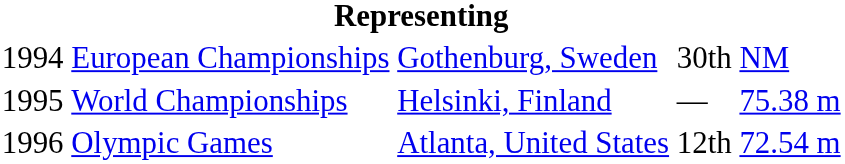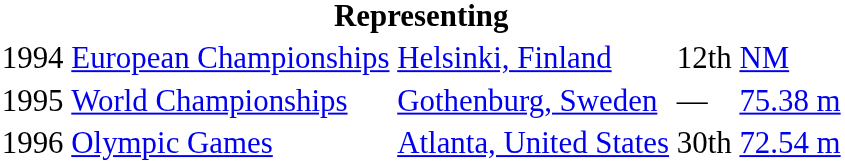(527, 58) Gothenburg, Sweden -> (504, 58) Helsinki, Finland
(704, 58) 30th -> (704, 58) 12th
(504, 100) Helsinki, Finland -> (527, 100) Gothenburg, Sweden
(704, 143) 12th -> (704, 143) 30th
